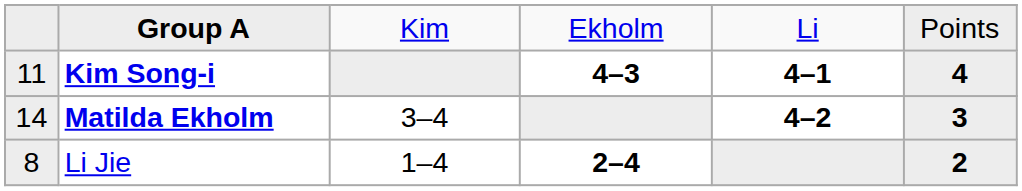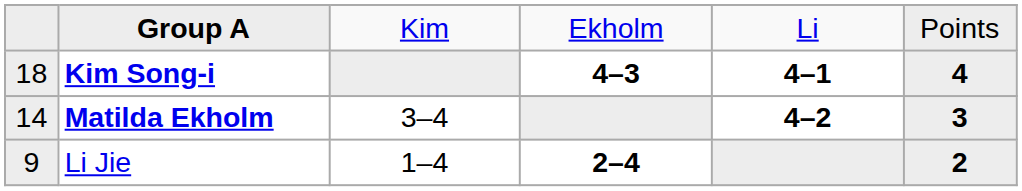(31, 73) 11 -> (31, 73) 18
(31, 163) 8 -> (31, 163) 9
